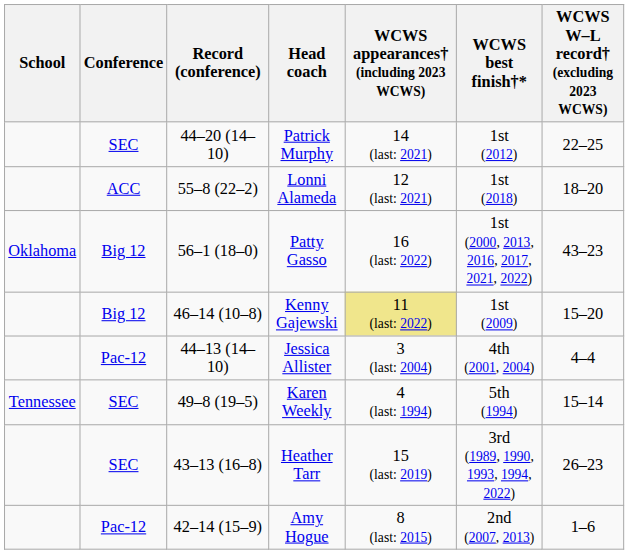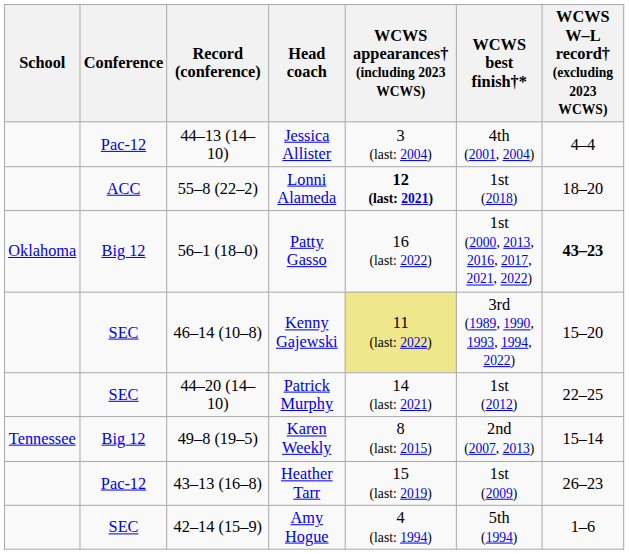rows swapped: (307, 144) <-> (307, 357)
(401, 188) normal -> (401, 188) bold
(583, 251) normal -> (583, 251) bold
(124, 313) Big 12 -> (124, 332) SEC
(499, 313) 1st (2009) -> (499, 332) 3rd (1989, 1990, 1993, 1994, 2022)
(124, 402) SEC -> (124, 438) Big 12
(401, 402) 4 (last: 1994) -> (401, 438) 8 (last: 2015)
(499, 402) 5th (1994) -> (499, 438) 2nd (2007, 2013)
(124, 464) SEC -> (124, 483) Pac-12
(499, 464) 3rd (1989, 1990, 1993, 1994, 2022) -> (499, 483) 1st (2009)
(124, 527) Pac-12 -> (124, 527) SEC
(401, 527) 8 (last: 2015) -> (401, 527) 4 (last: 1994)
(499, 527) 2nd (2007, 2013) -> (499, 527) 5th (1994)
